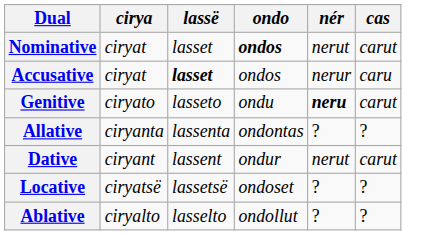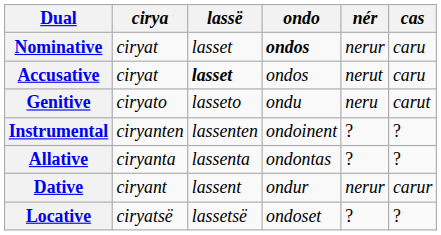(330, 46) nerut -> (365, 46) nerur
(378, 46) carut -> (409, 46) caru
(331, 74) nerur -> (364, 74) nerut
(329, 103) bold -> (362, 103) normal
+ row: (58, 131)
(330, 159) nerut -> (365, 187) nerur
(378, 159) carut -> (413, 187) carur
- row: (53, 215)
